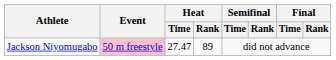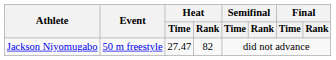(133, 47) pink background -> (133, 47) no background
(208, 47) 89 -> (208, 47) 82
